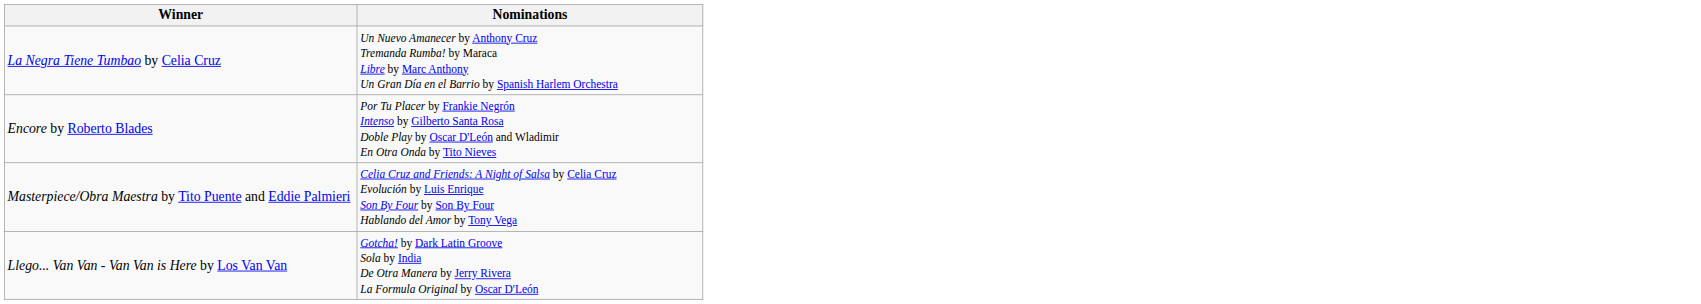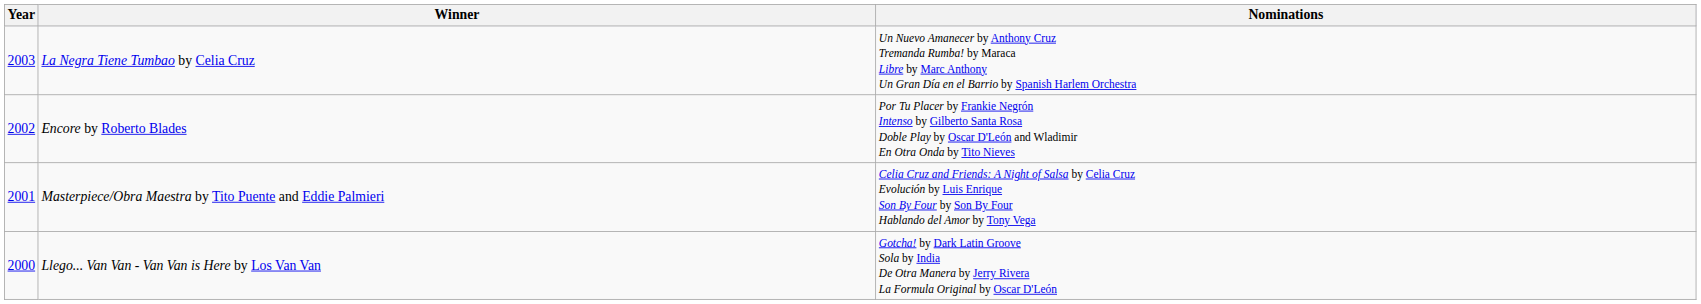+ column: (21, 15)
